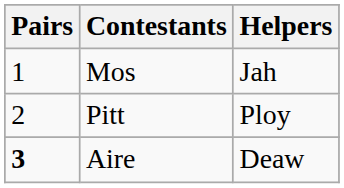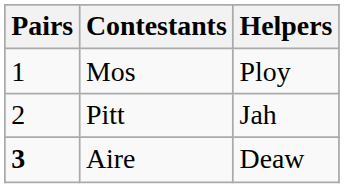(258, 70) Jah -> (265, 70) Ploy
(265, 114) Ploy -> (258, 114) Jah
